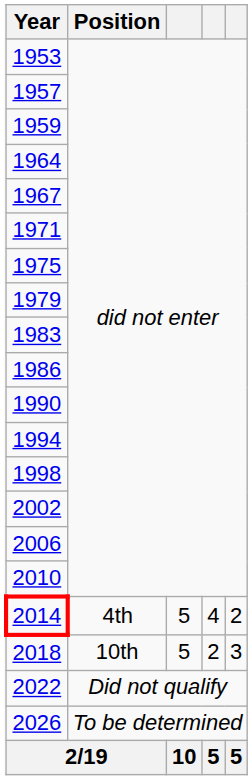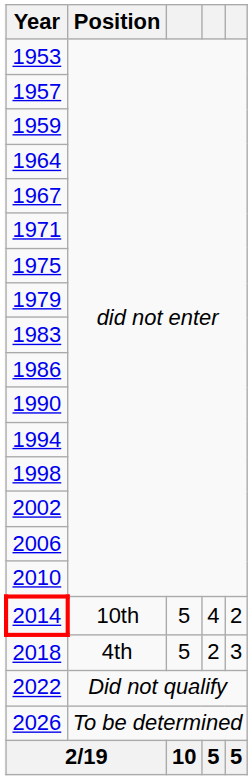(118, 615) 4th -> (118, 615) 10th
(117, 652) 10th -> (117, 652) 4th
